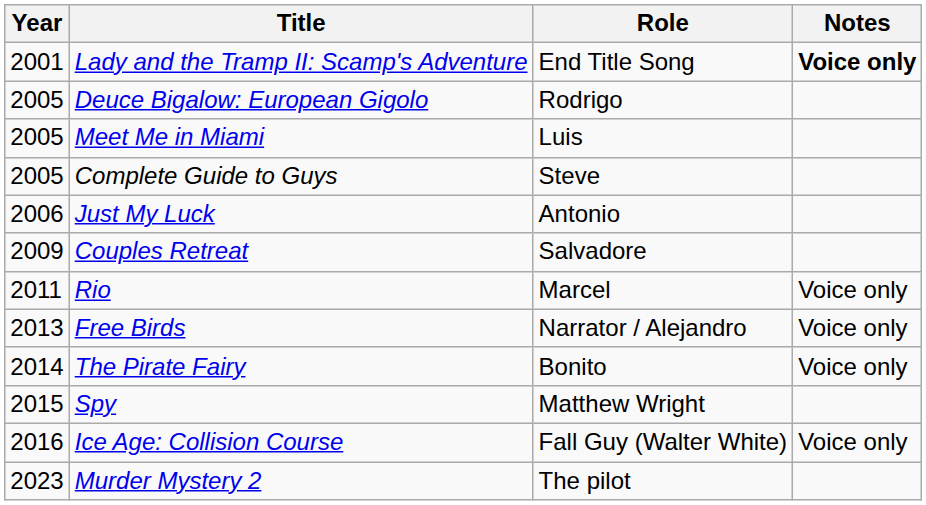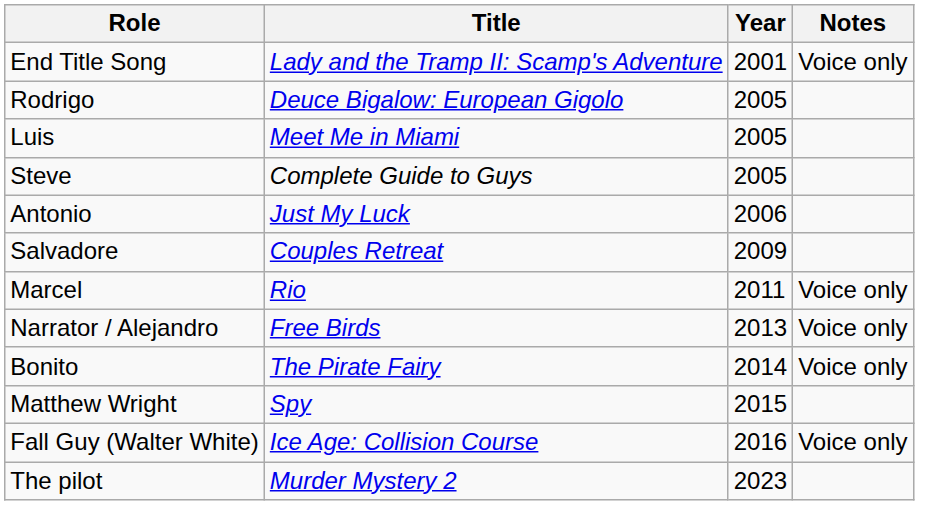columns swapped: (37, 23) <-> (663, 23)
(857, 61) bold -> (853, 61) normal
